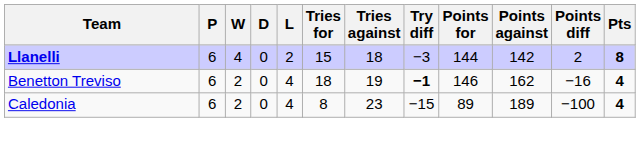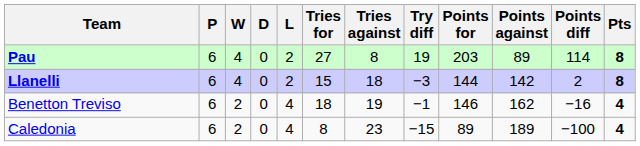+ row: (22, 57)
(422, 81) bold -> (422, 104) normal
